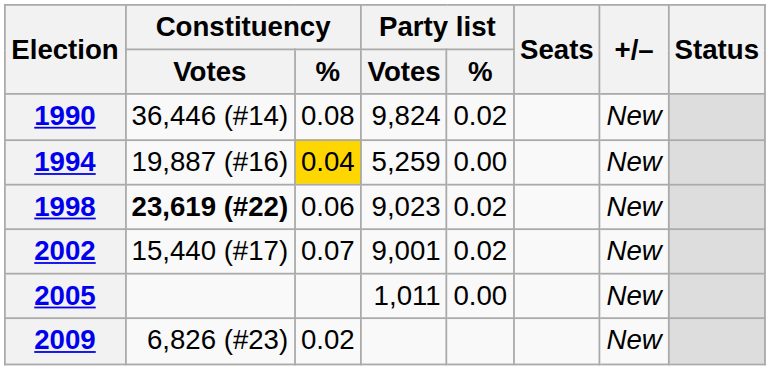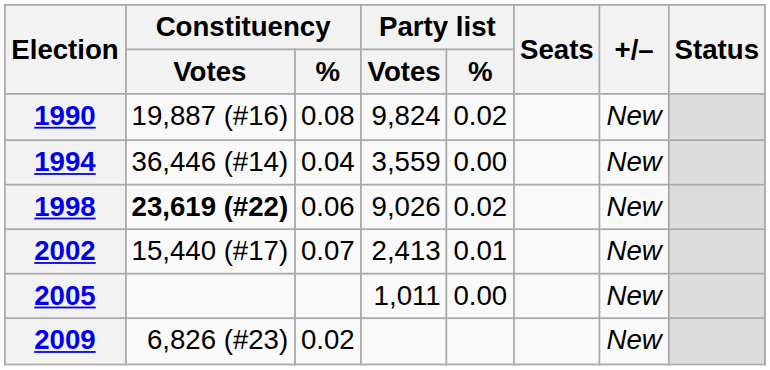(210, 116) 36,446 (#14) -> (210, 116) 19,887 (#16)
(210, 160) 19,887 (#16) -> (210, 160) 36,446 (#14)
(328, 160) gold background -> (328, 160) no background
(406, 160) 5,259 -> (406, 160) 3,559
(406, 205) 9,023 -> (406, 205) 9,026
(406, 250) 9,001 -> (406, 250) 2,413
(480, 250) 0.02 -> (480, 250) 0.01
